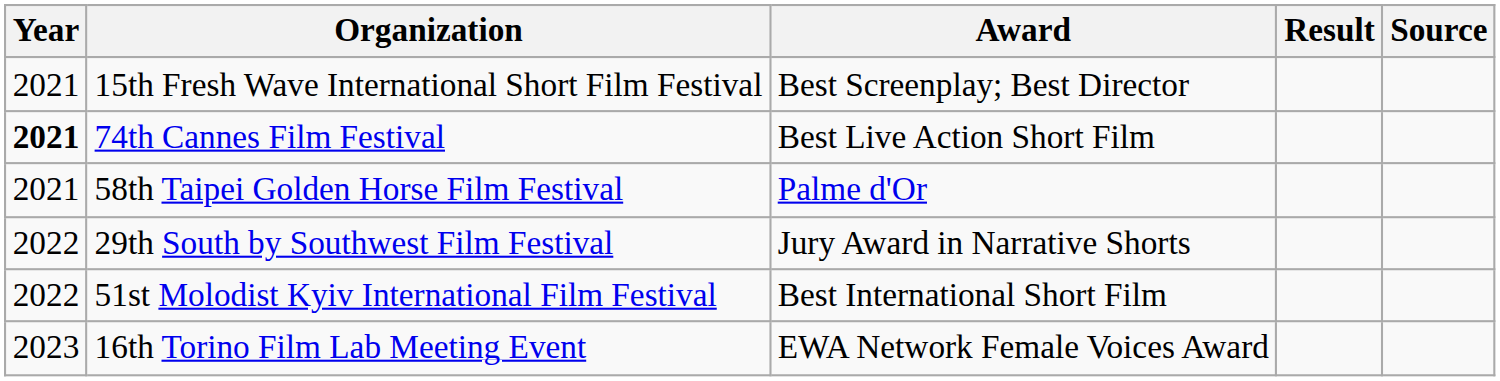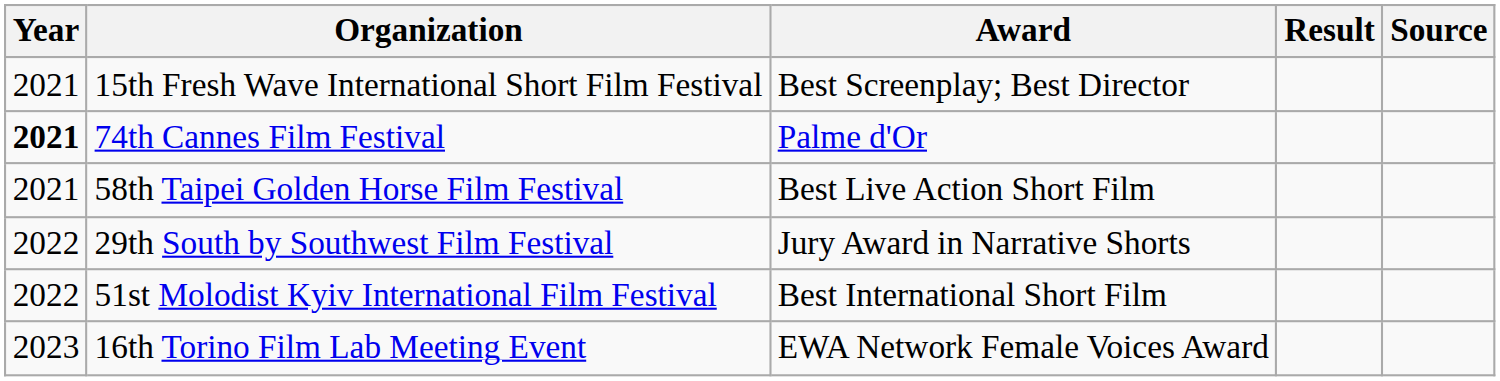(966, 136) Best Live Action Short Film -> (852, 136) Palme d'Or
(852, 189) Palme d'Or -> (966, 189) Best Live Action Short Film
